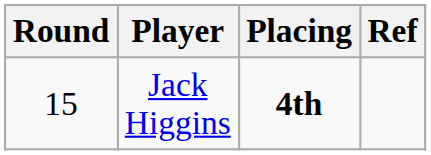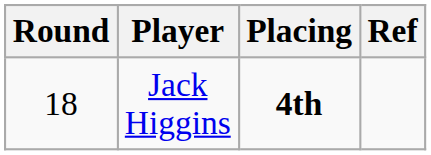(61, 102) 15 -> (61, 102) 18
